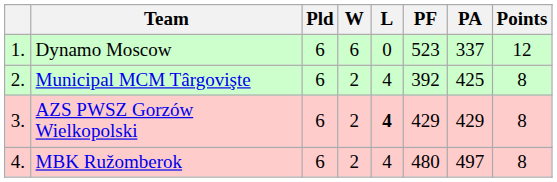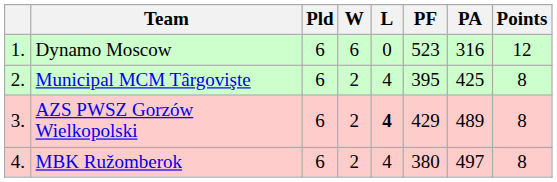(470, 49) 337 -> (470, 49) 316
(425, 79) 392 -> (425, 79) 395
(470, 120) 429 -> (470, 120) 489
(425, 161) 480 -> (425, 161) 380
